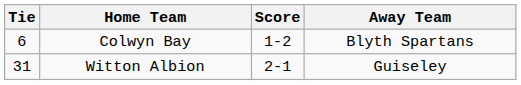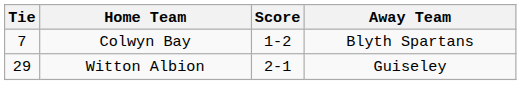(22, 42) 6 -> (22, 42) 7
(22, 67) 31 -> (22, 67) 29
